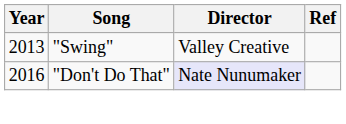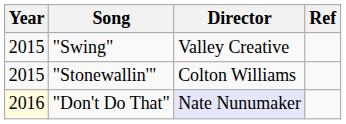(27, 47) 2013 -> (27, 47) 2015
+ row: (105, 75)
(27, 75) no background -> (27, 103) lightyellow background
